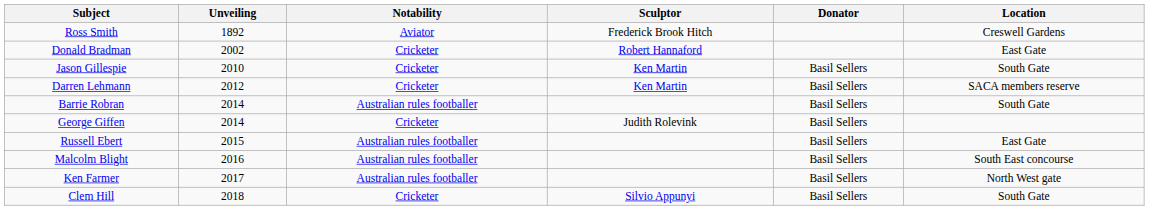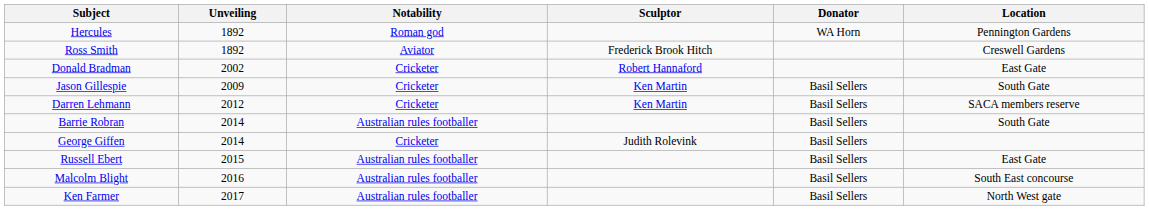+ row: (91, 31)
(233, 68) 2010 -> (233, 86) 2009
- row: (91, 196)
